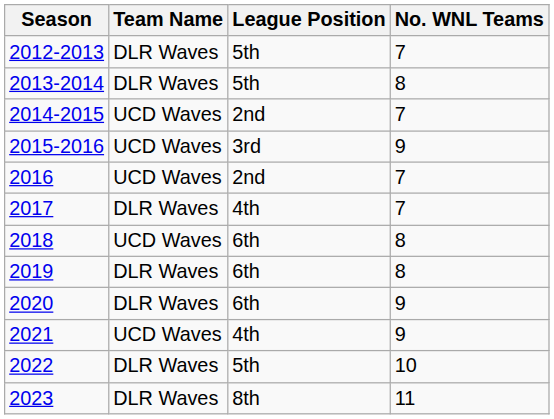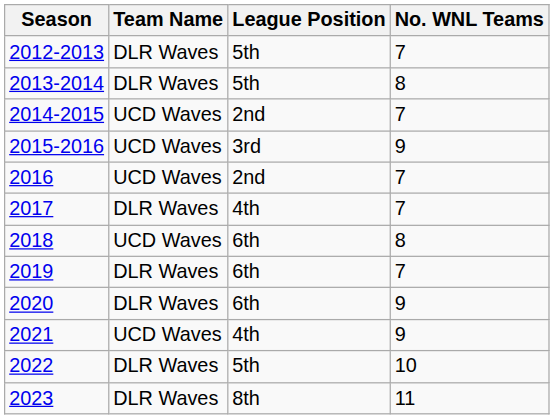(400, 271) 8 -> (400, 271) 7
